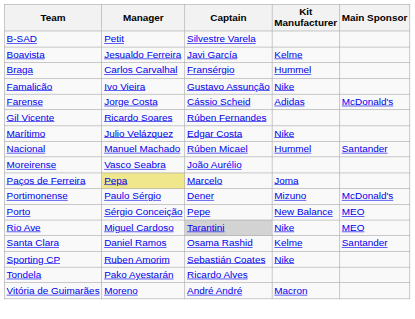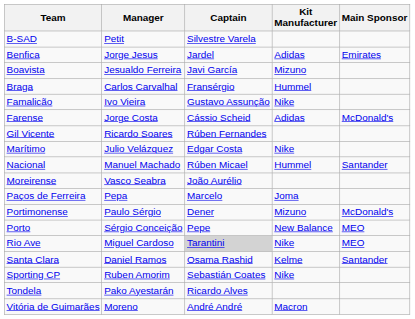+ row: (23, 54)
(288, 54) Kelme -> (290, 70) Mizuno
(116, 180) khaki background -> (116, 196) no background
